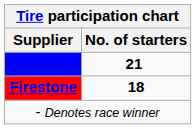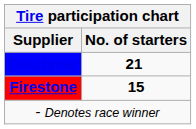(136, 87) 18 -> (136, 87) 15
